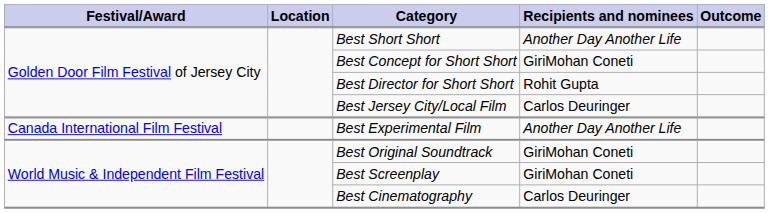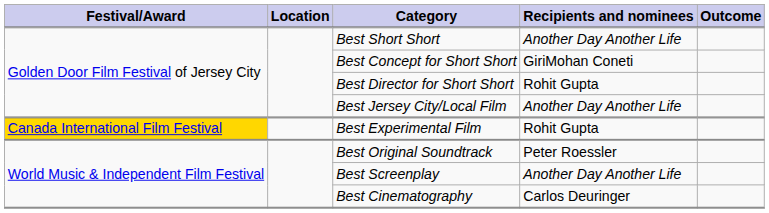(577, 106) Carlos Deuringer -> (602, 106) Another Day Another Life
(115, 129) no background -> (115, 129) gold background
(602, 129) Another Day Another Life -> (561, 129) Rohit Gupta
(578, 152) GiriMohan Coneti -> (570, 152) Peter Roessler
(578, 174) GiriMohan Coneti -> (602, 174) Another Day Another Life
